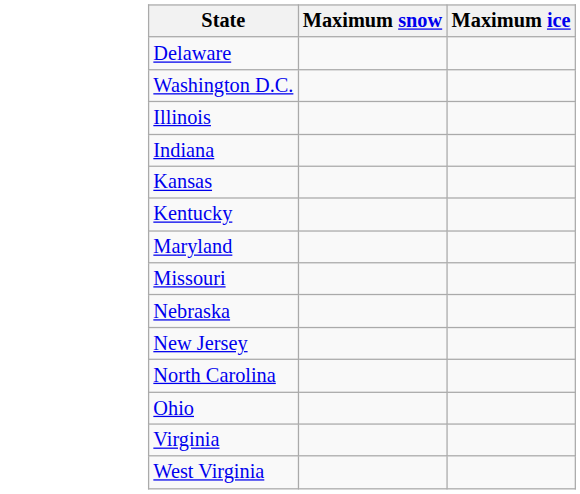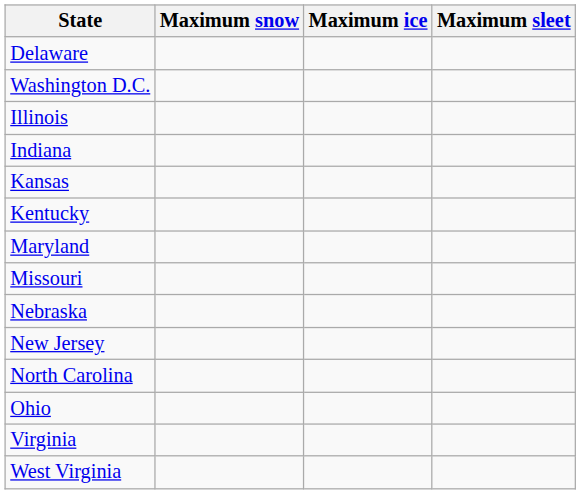+ column: (504, 20)
